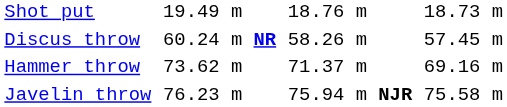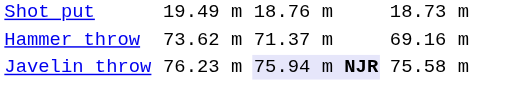- row: (72, 40)
(350, 95) no background -> (316, 67) lavender background
